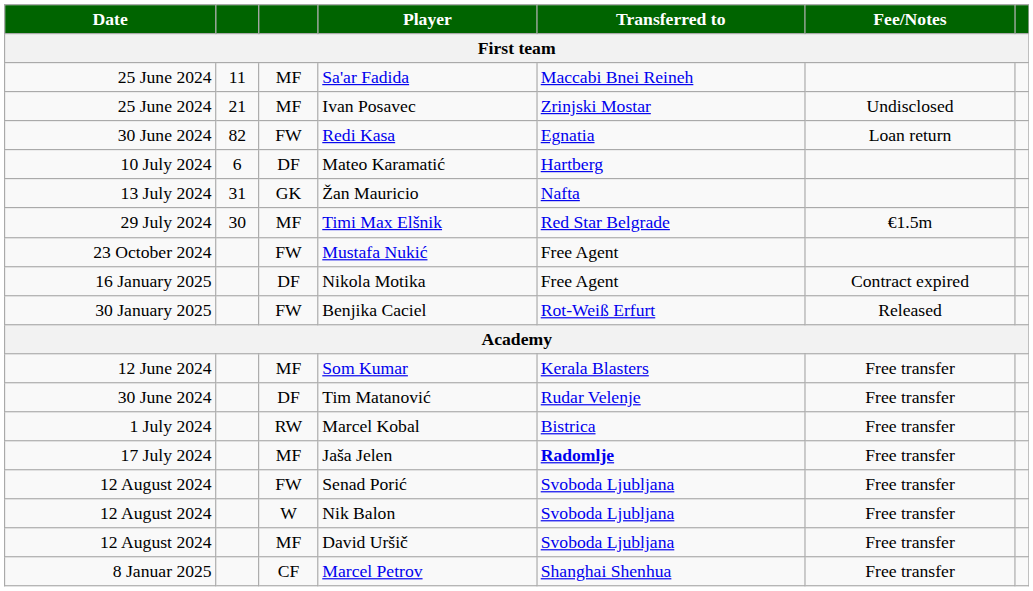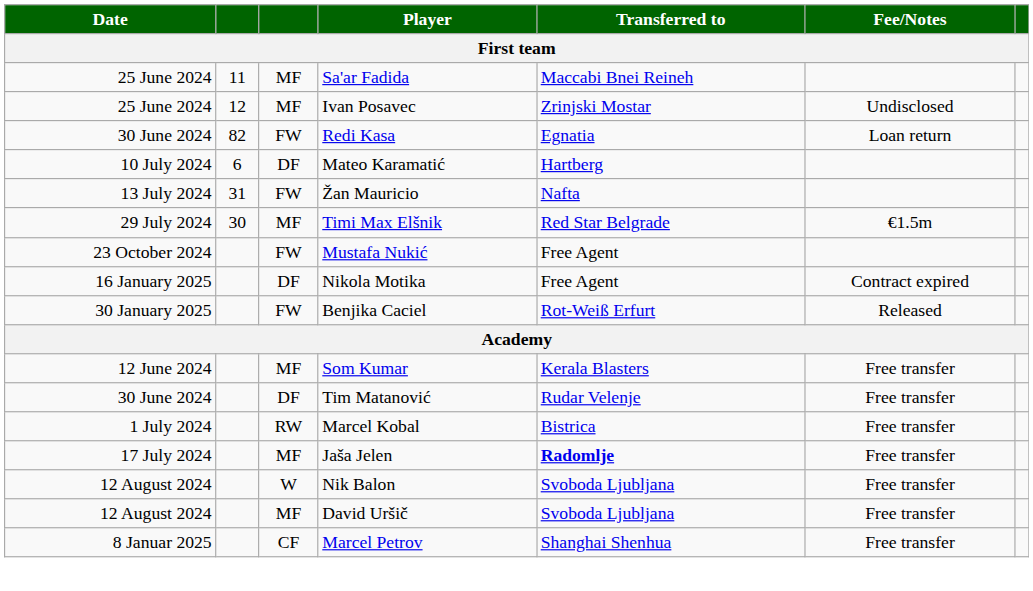(237, 106) 21 -> (237, 106) 12
(288, 193) GK -> (288, 193) FW
- row: (365, 484)
